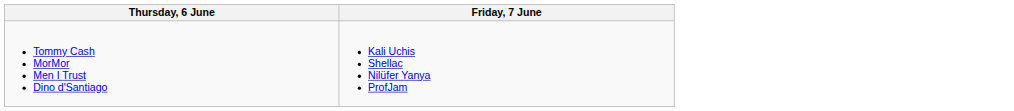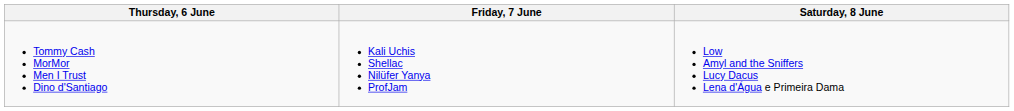+ column: (841, 12)
